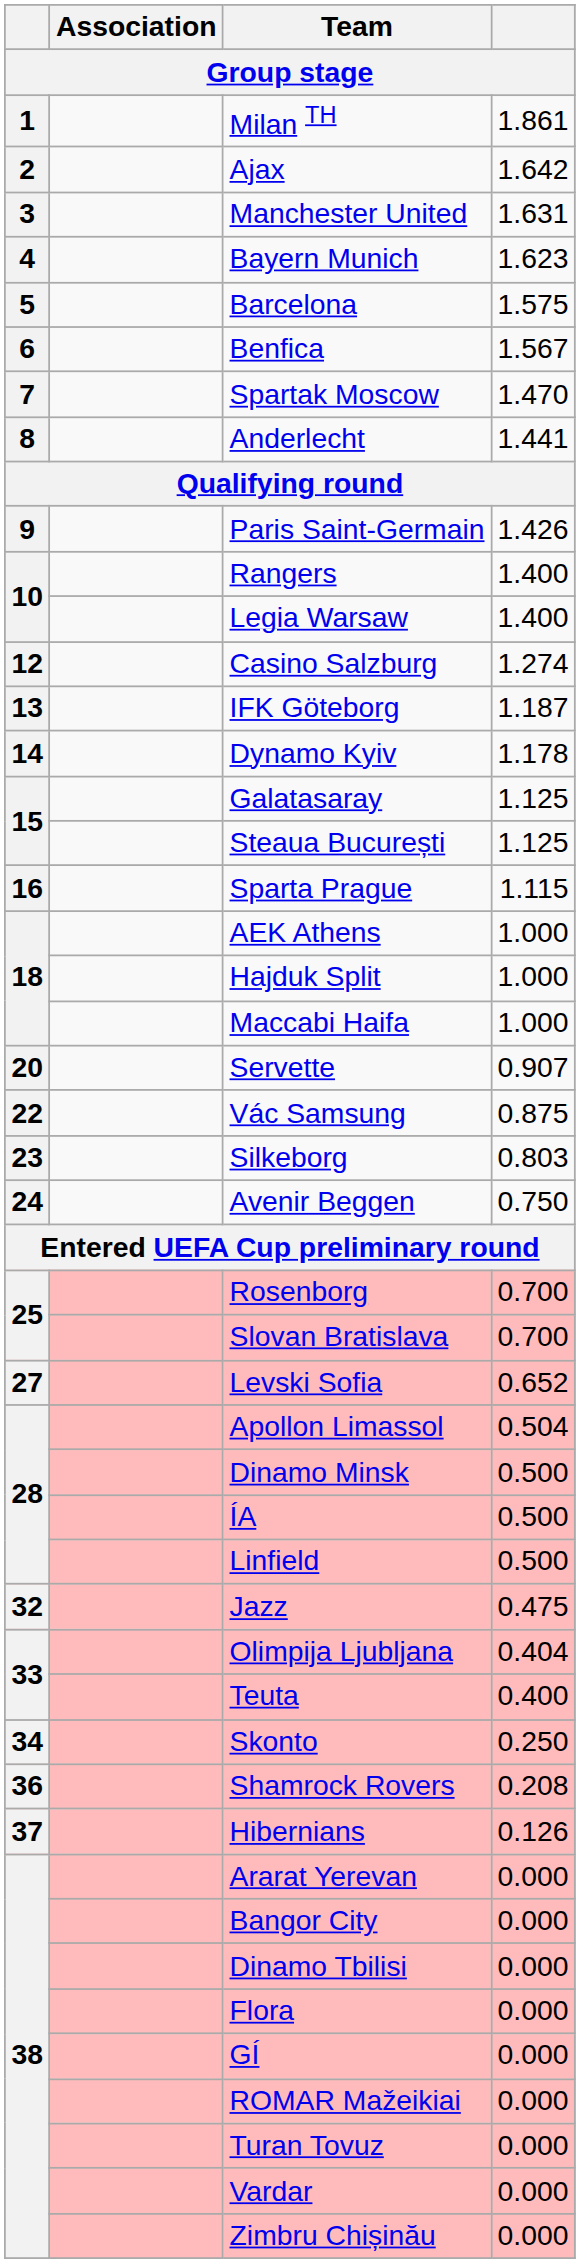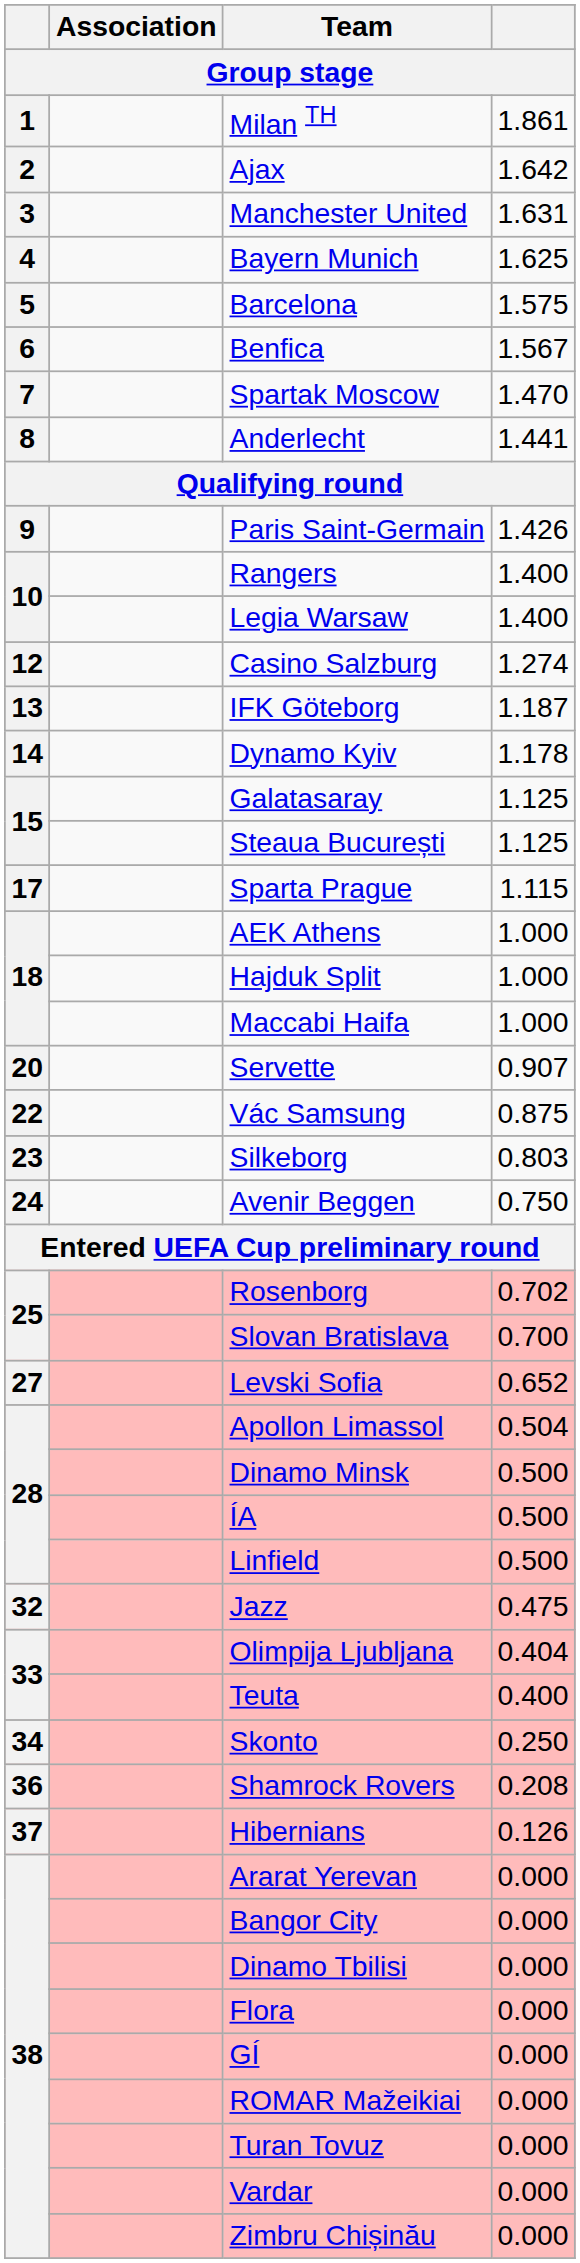(533, 259) 1.623 -> (533, 259) 1.625
(27, 887) 16 -> (27, 887) 17
(533, 1292) 0.700 -> (533, 1292) 0.702
